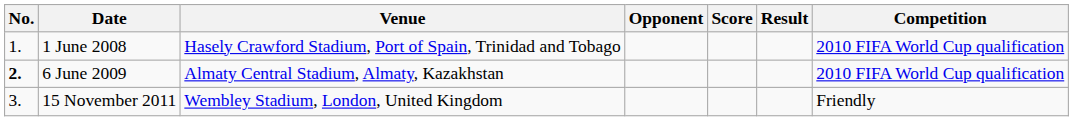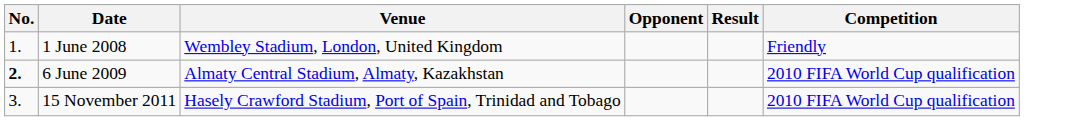- column: (732, 18)
(403, 45) Hasely Crawford Stadium, Port of Spain, Trinidad and Tobago -> (343, 45) Wembley Stadium, London, United Kingdom
(940, 45) 2010 FIFA World Cup qualification -> (796, 45) Friendly
(343, 101) Wembley Stadium, London, United Kingdom -> (403, 101) Hasely Crawford Stadium, Port of Spain, Trinidad and Tobago
(846, 101) Friendly -> (891, 101) 2010 FIFA World Cup qualification
